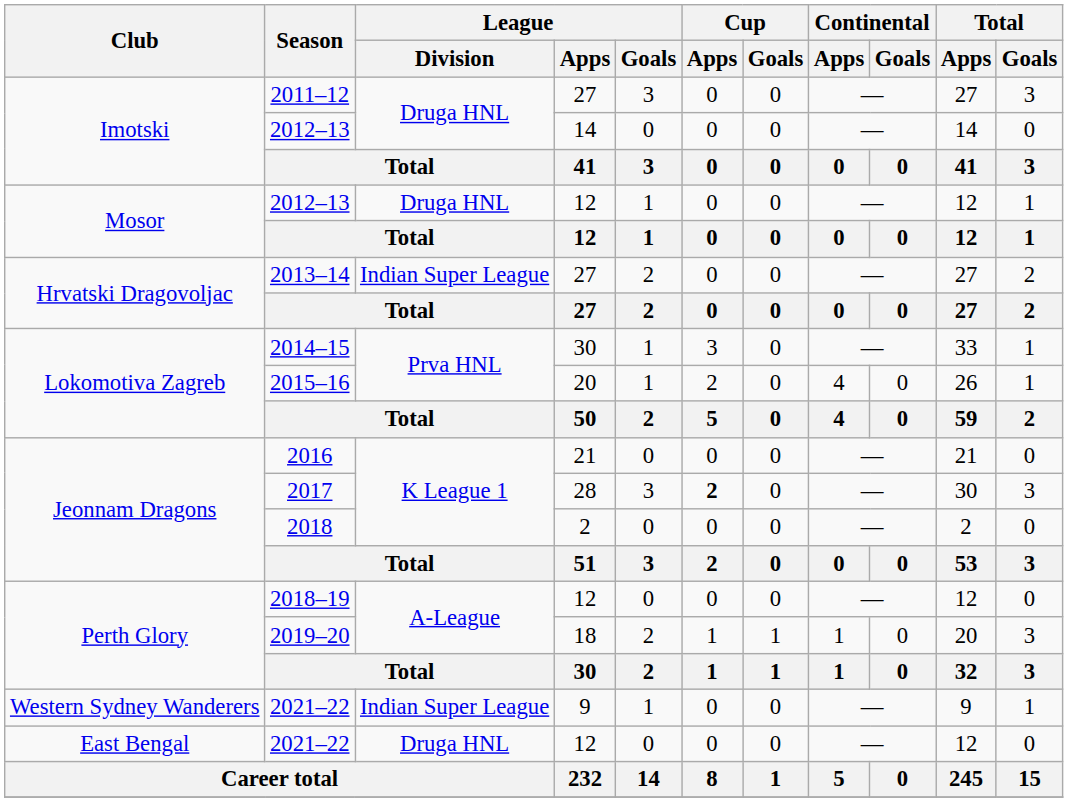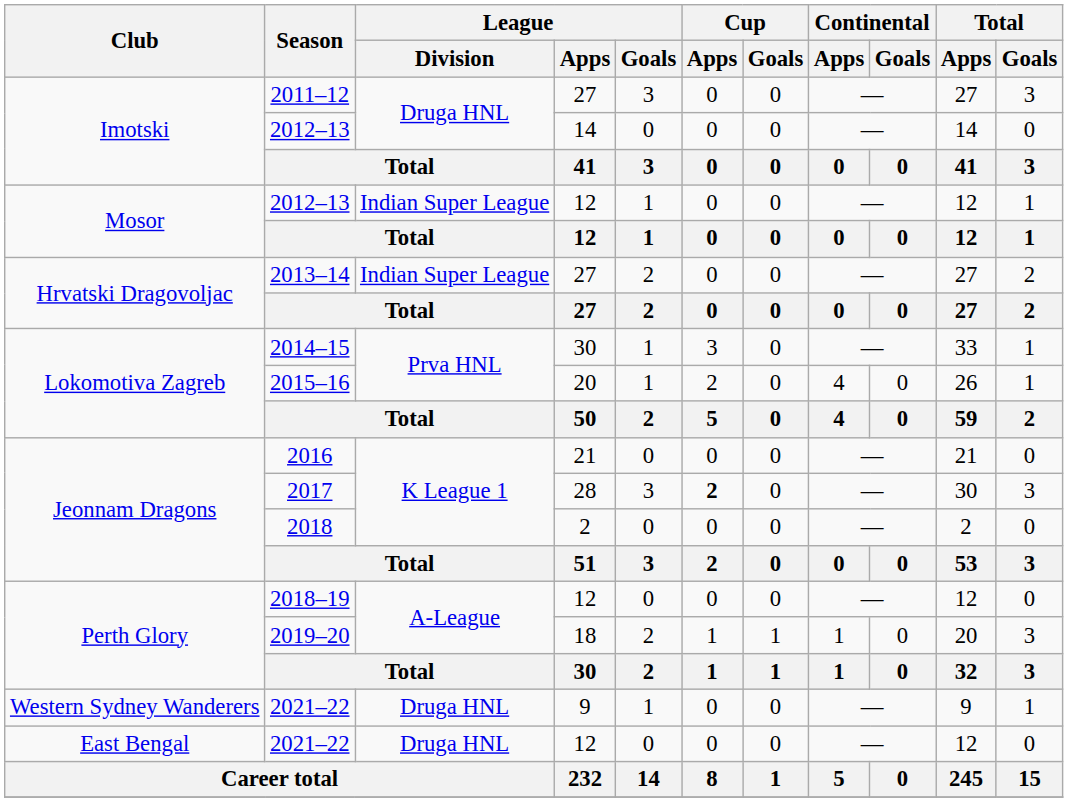(455, 202) Druga HNL -> (455, 202) Indian Super League
(455, 707) Indian Super League -> (455, 707) Druga HNL
